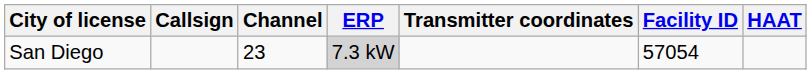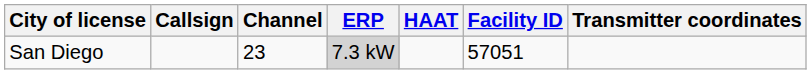columns swapped: (775, 20) <-> (519, 20)
(671, 52) 57054 -> (496, 52) 57051
